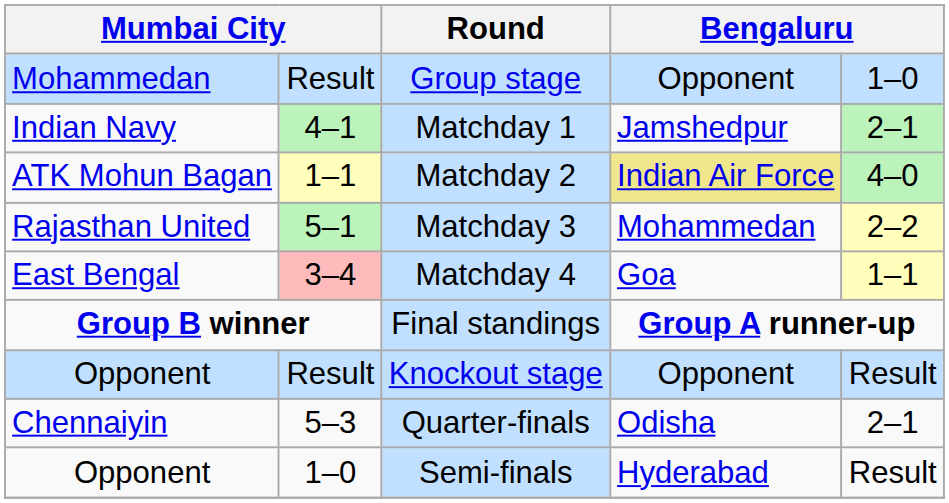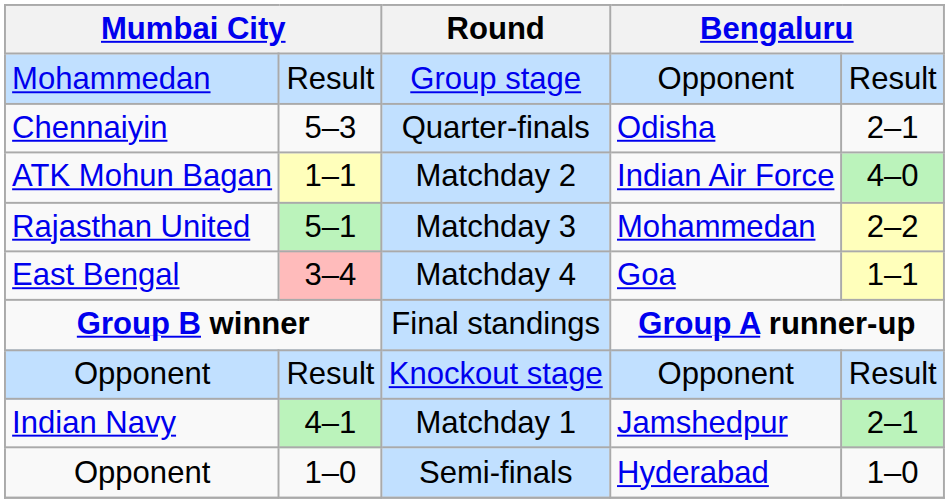(893, 78) 1–0 -> (893, 78) Result
rows swapped: (496, 127) <-> (496, 422)
(726, 176) khaki background -> (726, 176) no background
(893, 472) Result -> (893, 472) 1–0
